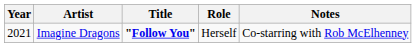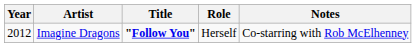(19, 33) 2021 -> (19, 33) 2012
